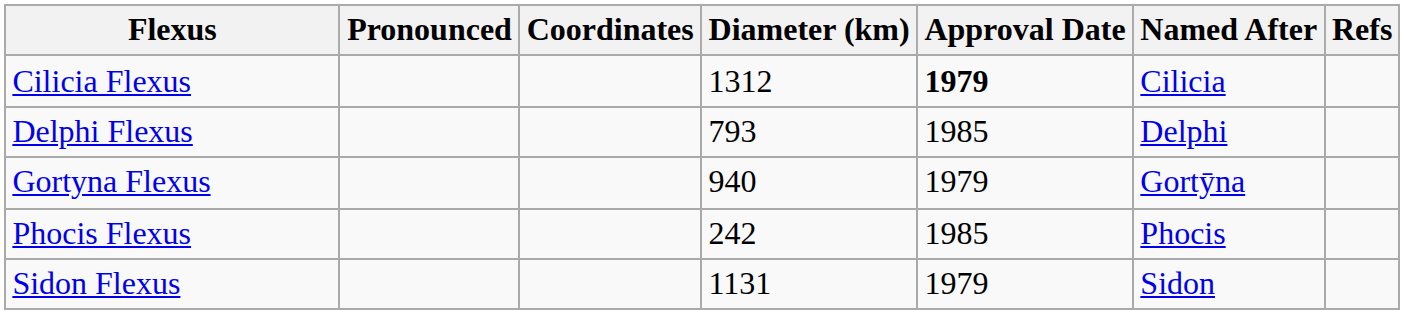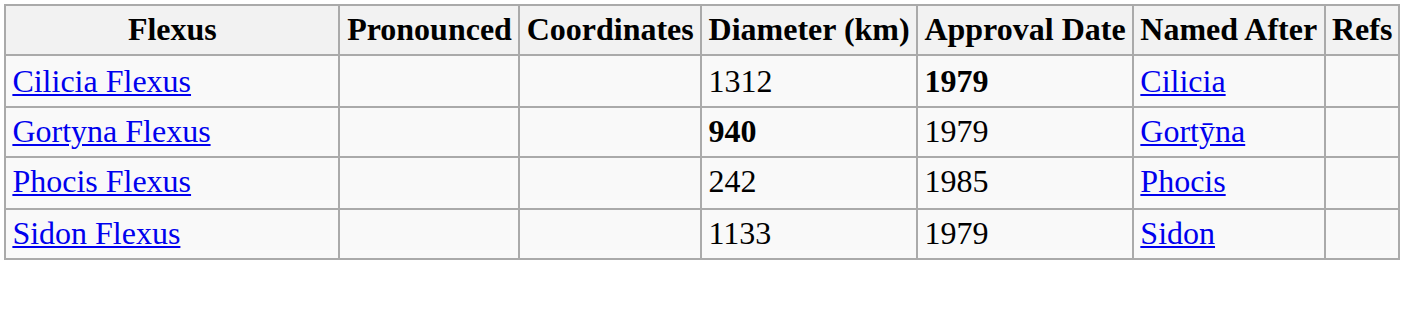- row: (103, 131)
(733, 182) normal -> (733, 131) bold
(740, 283) 1131 -> (740, 232) 1133
